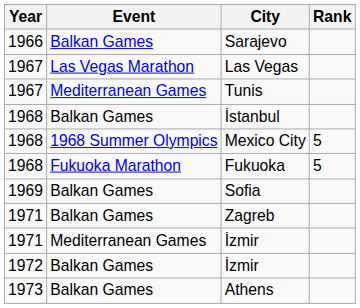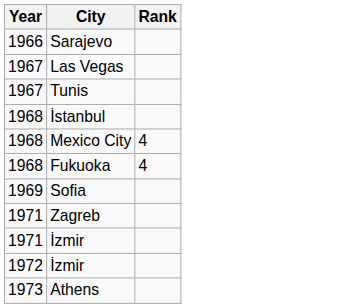- column: (134, 16)
(317, 141) 5 -> (143, 141) 4
(317, 166) 5 -> (143, 166) 4
